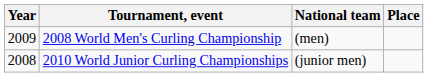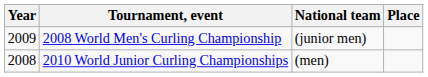(312, 38) (men) -> (331, 38) (junior men)
(331, 60) (junior men) -> (312, 60) (men)
